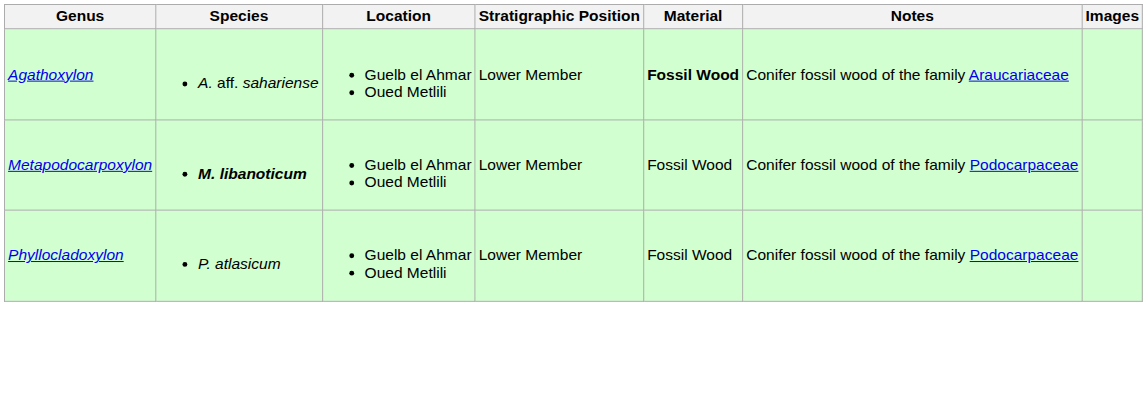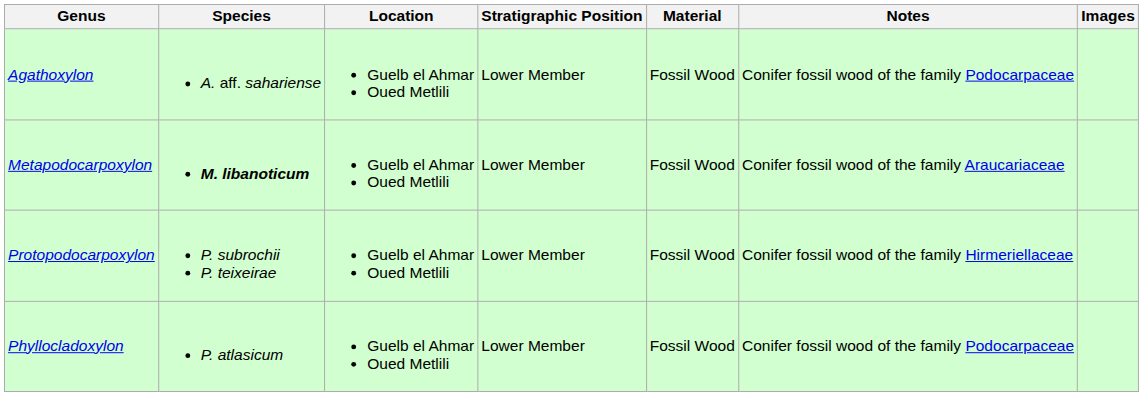(693, 74) bold -> (692, 74) normal
(908, 74) Conifer fossil wood of the family Araucariaceae -> (908, 74) Conifer fossil wood of the family Podocarpaceae
(912, 164) Conifer fossil wood of the family Podocarpaceae -> (903, 164) Conifer fossil wood of the family Araucariaceae
+ row: (81, 255)
